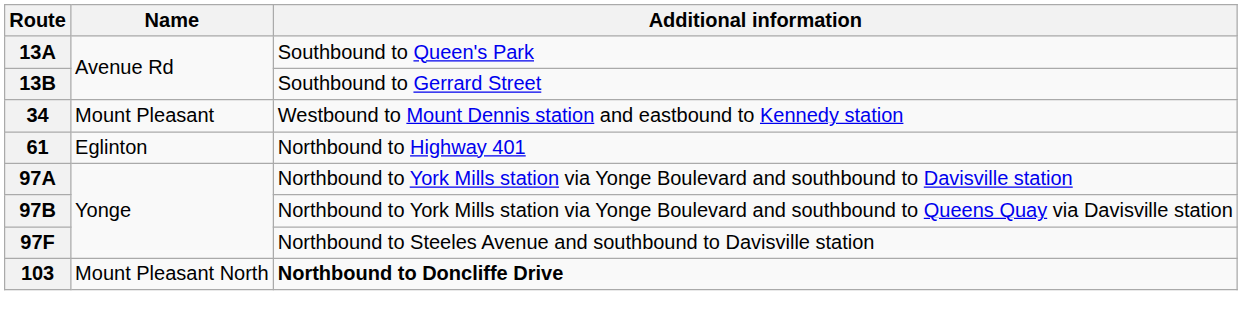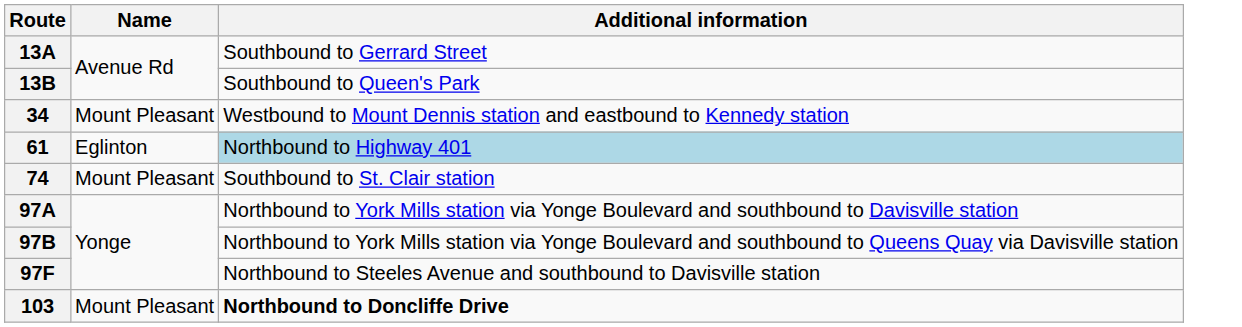(406, 52) Southbound to Queen's Park -> (355, 52) Southbound to Gerrard Street
(410, 83) Southbound to Gerrard Street -> (351, 83) Southbound to Queen's Park
(402, 147) no background -> (347, 147) lightblue background
+ row: (38, 178)
(172, 274) Mount Pleasant North -> (145, 305) Mount Pleasant
